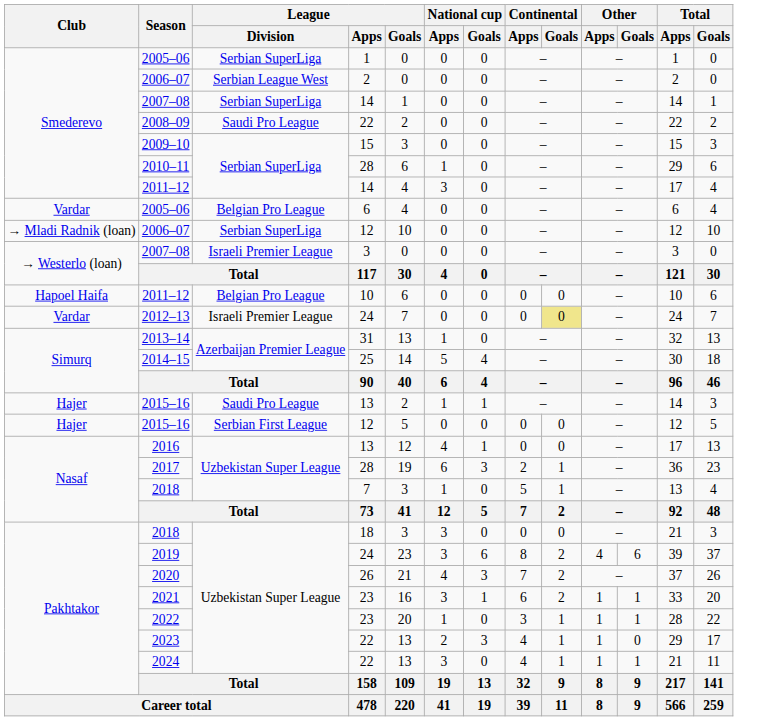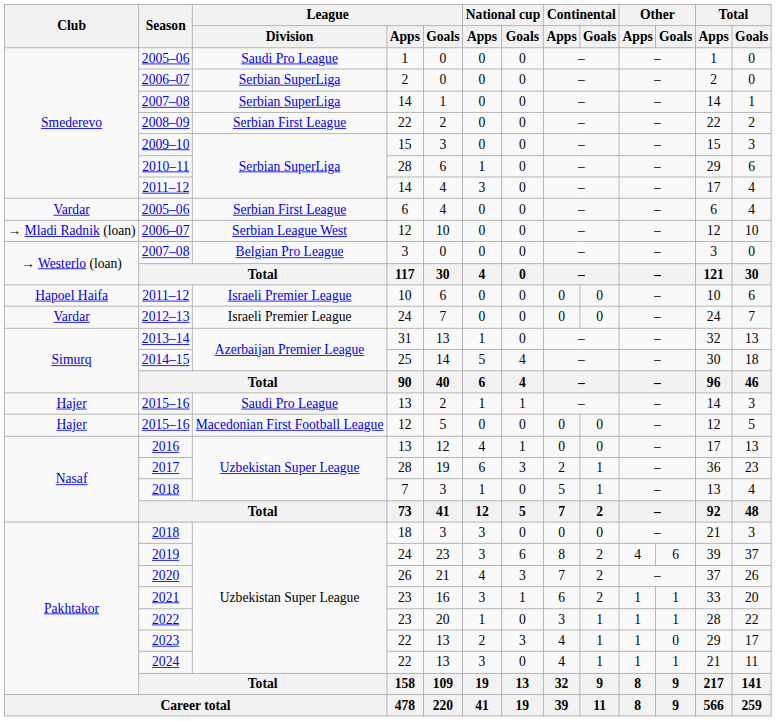(271, 58) Serbian SuperLiga -> (290, 58) Saudi Pro League
(270, 79) Serbian League West -> (290, 79) Serbian SuperLiga
(271, 123) Saudi Pro League -> (290, 123) Serbian First League
(270, 209) Belgian Pro League -> (290, 209) Serbian First League
(271, 230) Serbian SuperLiga -> (290, 230) Serbian League West
(270, 252) Israeli Premier League -> (290, 252) Belgian Pro League
(270, 295) Belgian Pro League -> (290, 295) Israeli Premier League
(561, 317) khaki background -> (600, 317) no background
(270, 425) Serbian First League -> (290, 425) Macedonian First Football League
